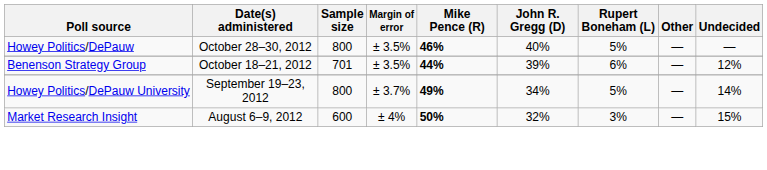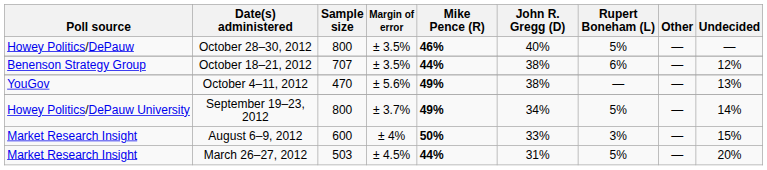(342, 65) 701 -> (342, 65) 707
(538, 65) 39% -> (538, 65) 38%
+ row: (255, 84)
(538, 117) 32% -> (538, 136) 33%
+ row: (255, 155)
